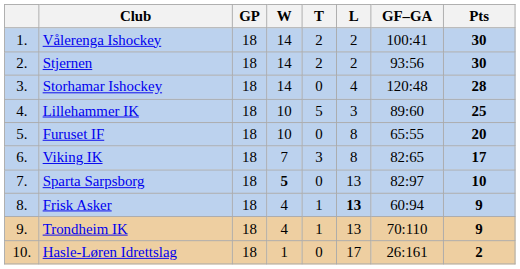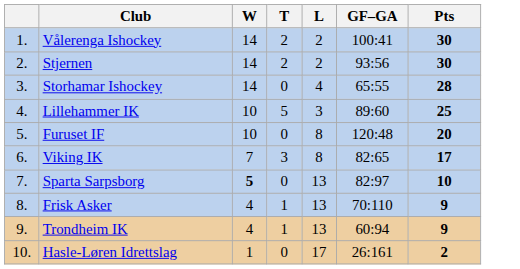- column: (249, 16)
(407, 87) 120:48 -> (372, 87) 65:55
(407, 134) 65:55 -> (372, 134) 120:48
(354, 205) bold -> (319, 205) normal
(407, 205) 60:94 -> (372, 205) 70:110
(407, 228) 70:110 -> (372, 228) 60:94
